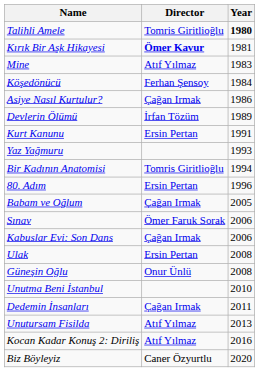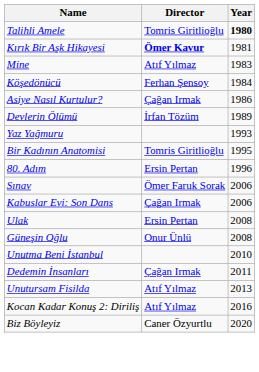- row: (35, 133)
(241, 168) 1994 -> (241, 151) 1995
- row: (45, 202)
